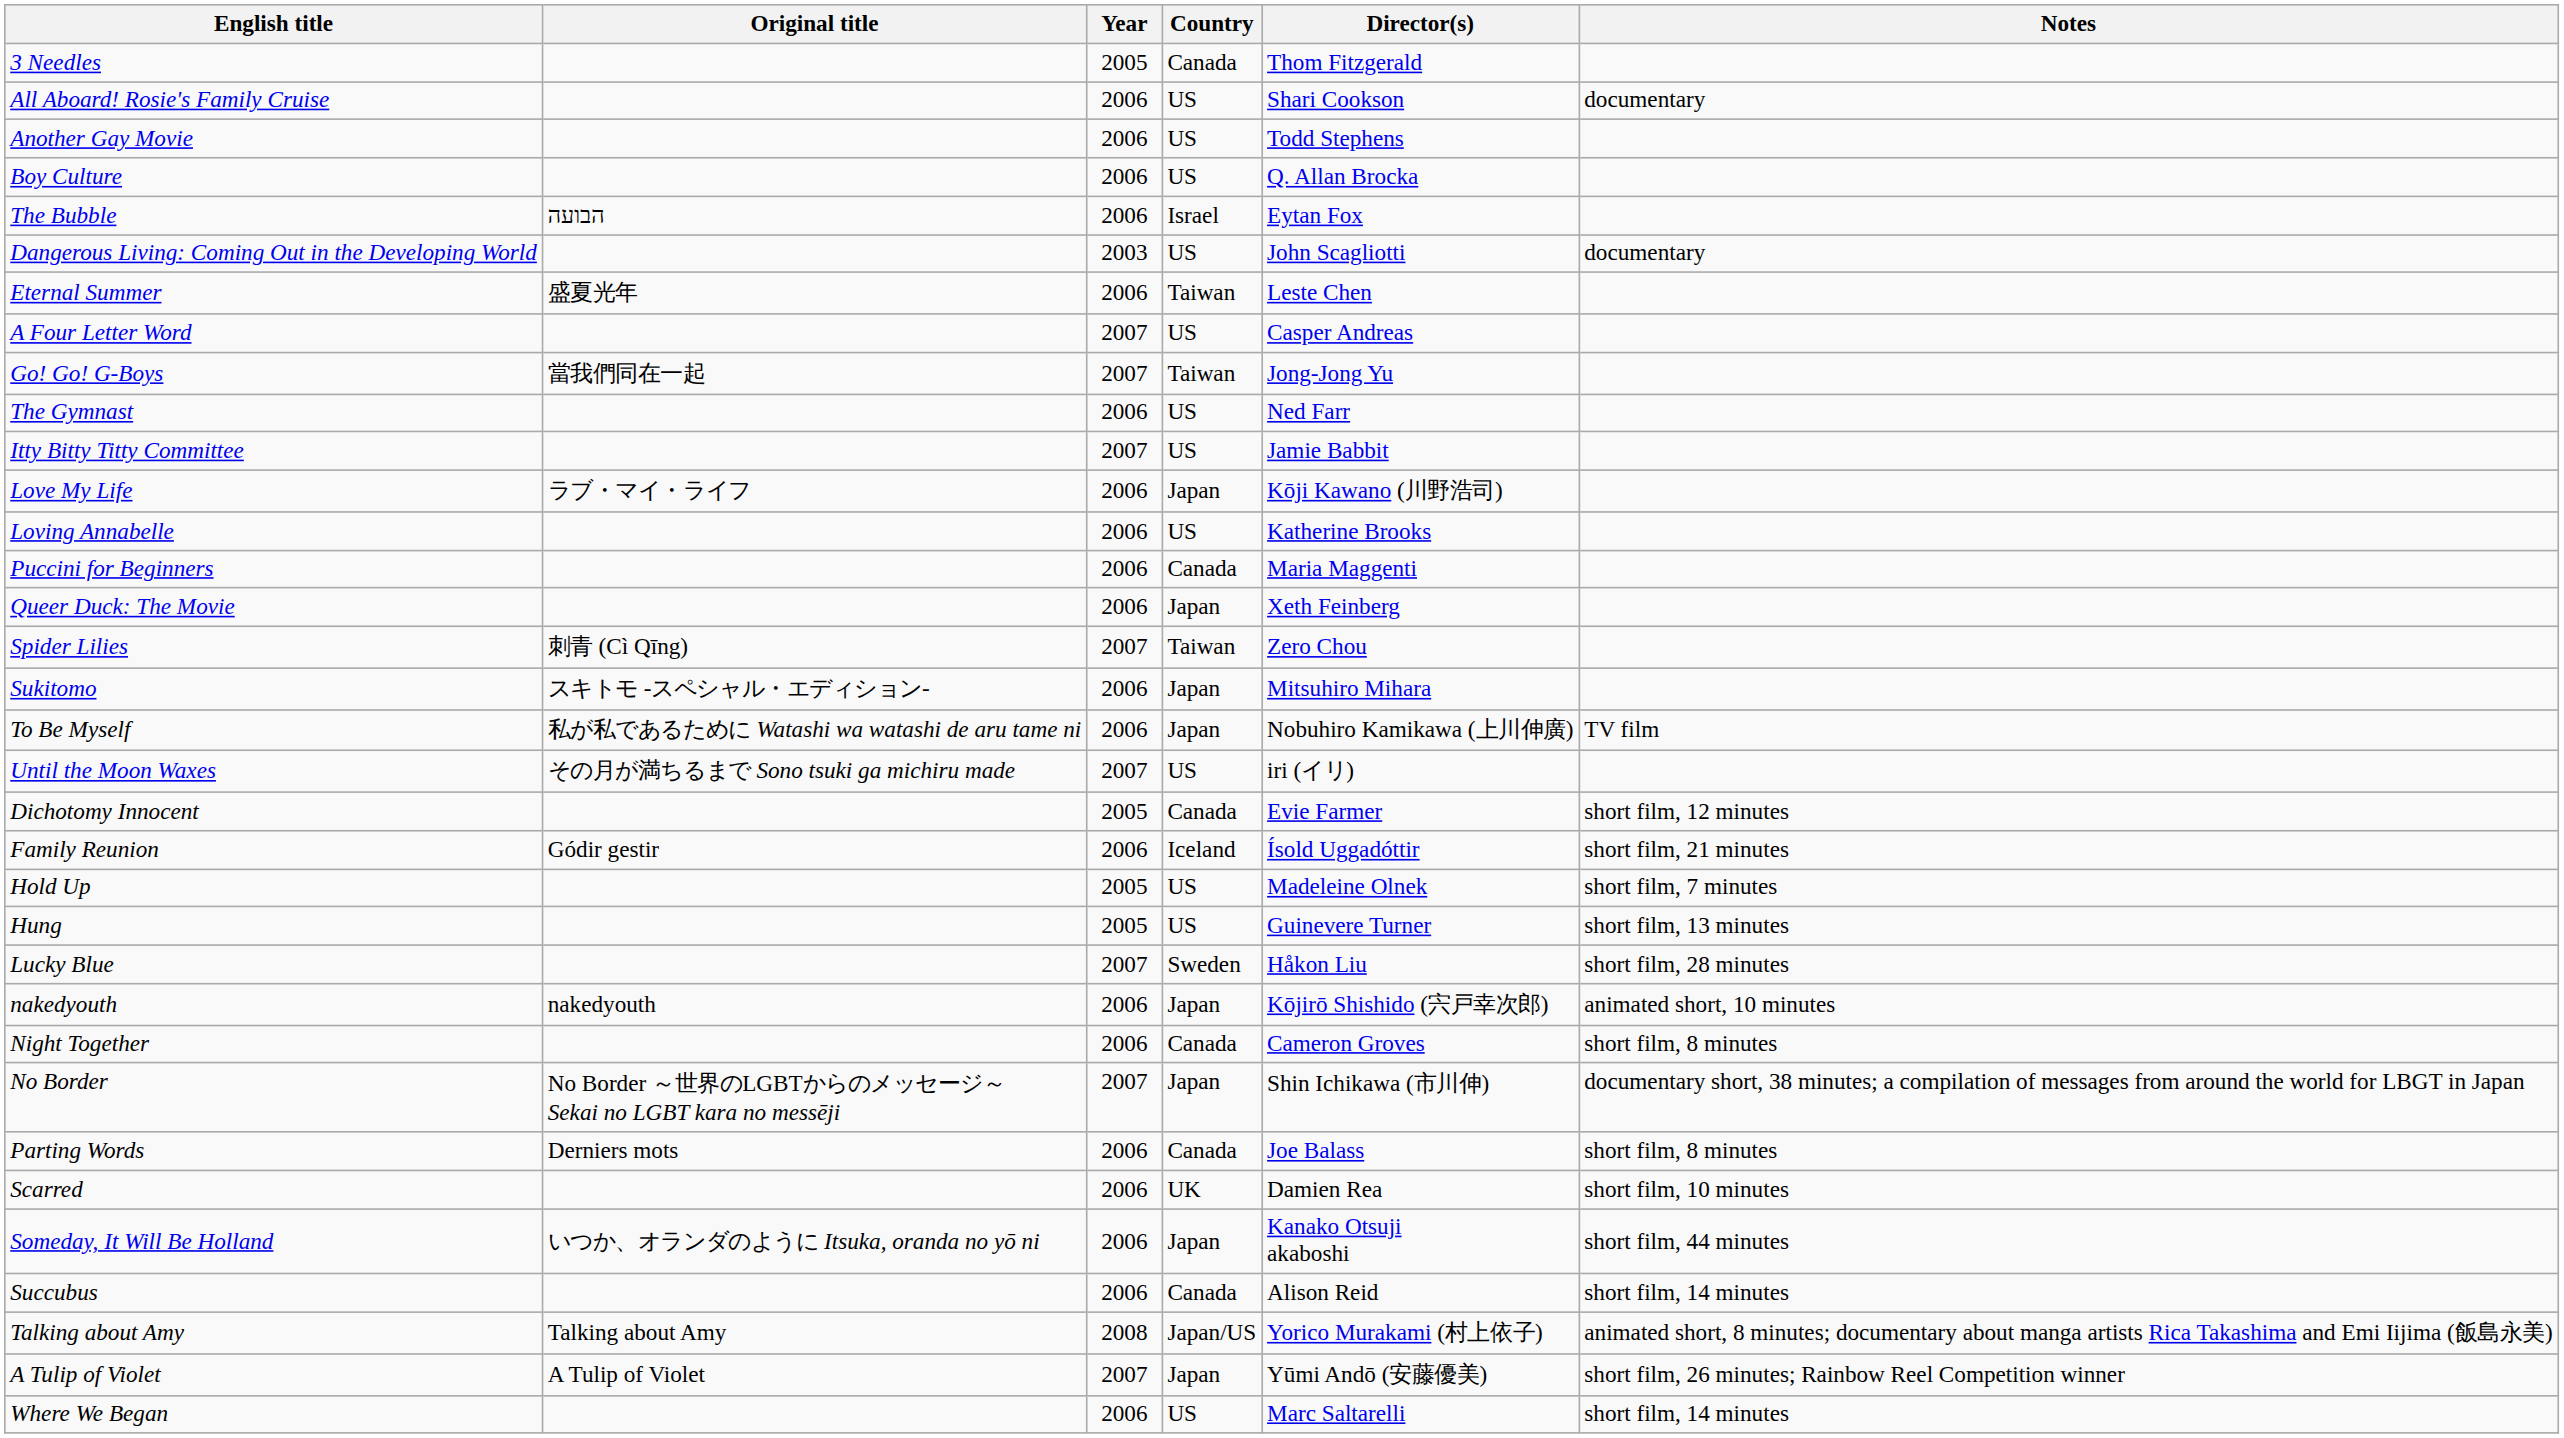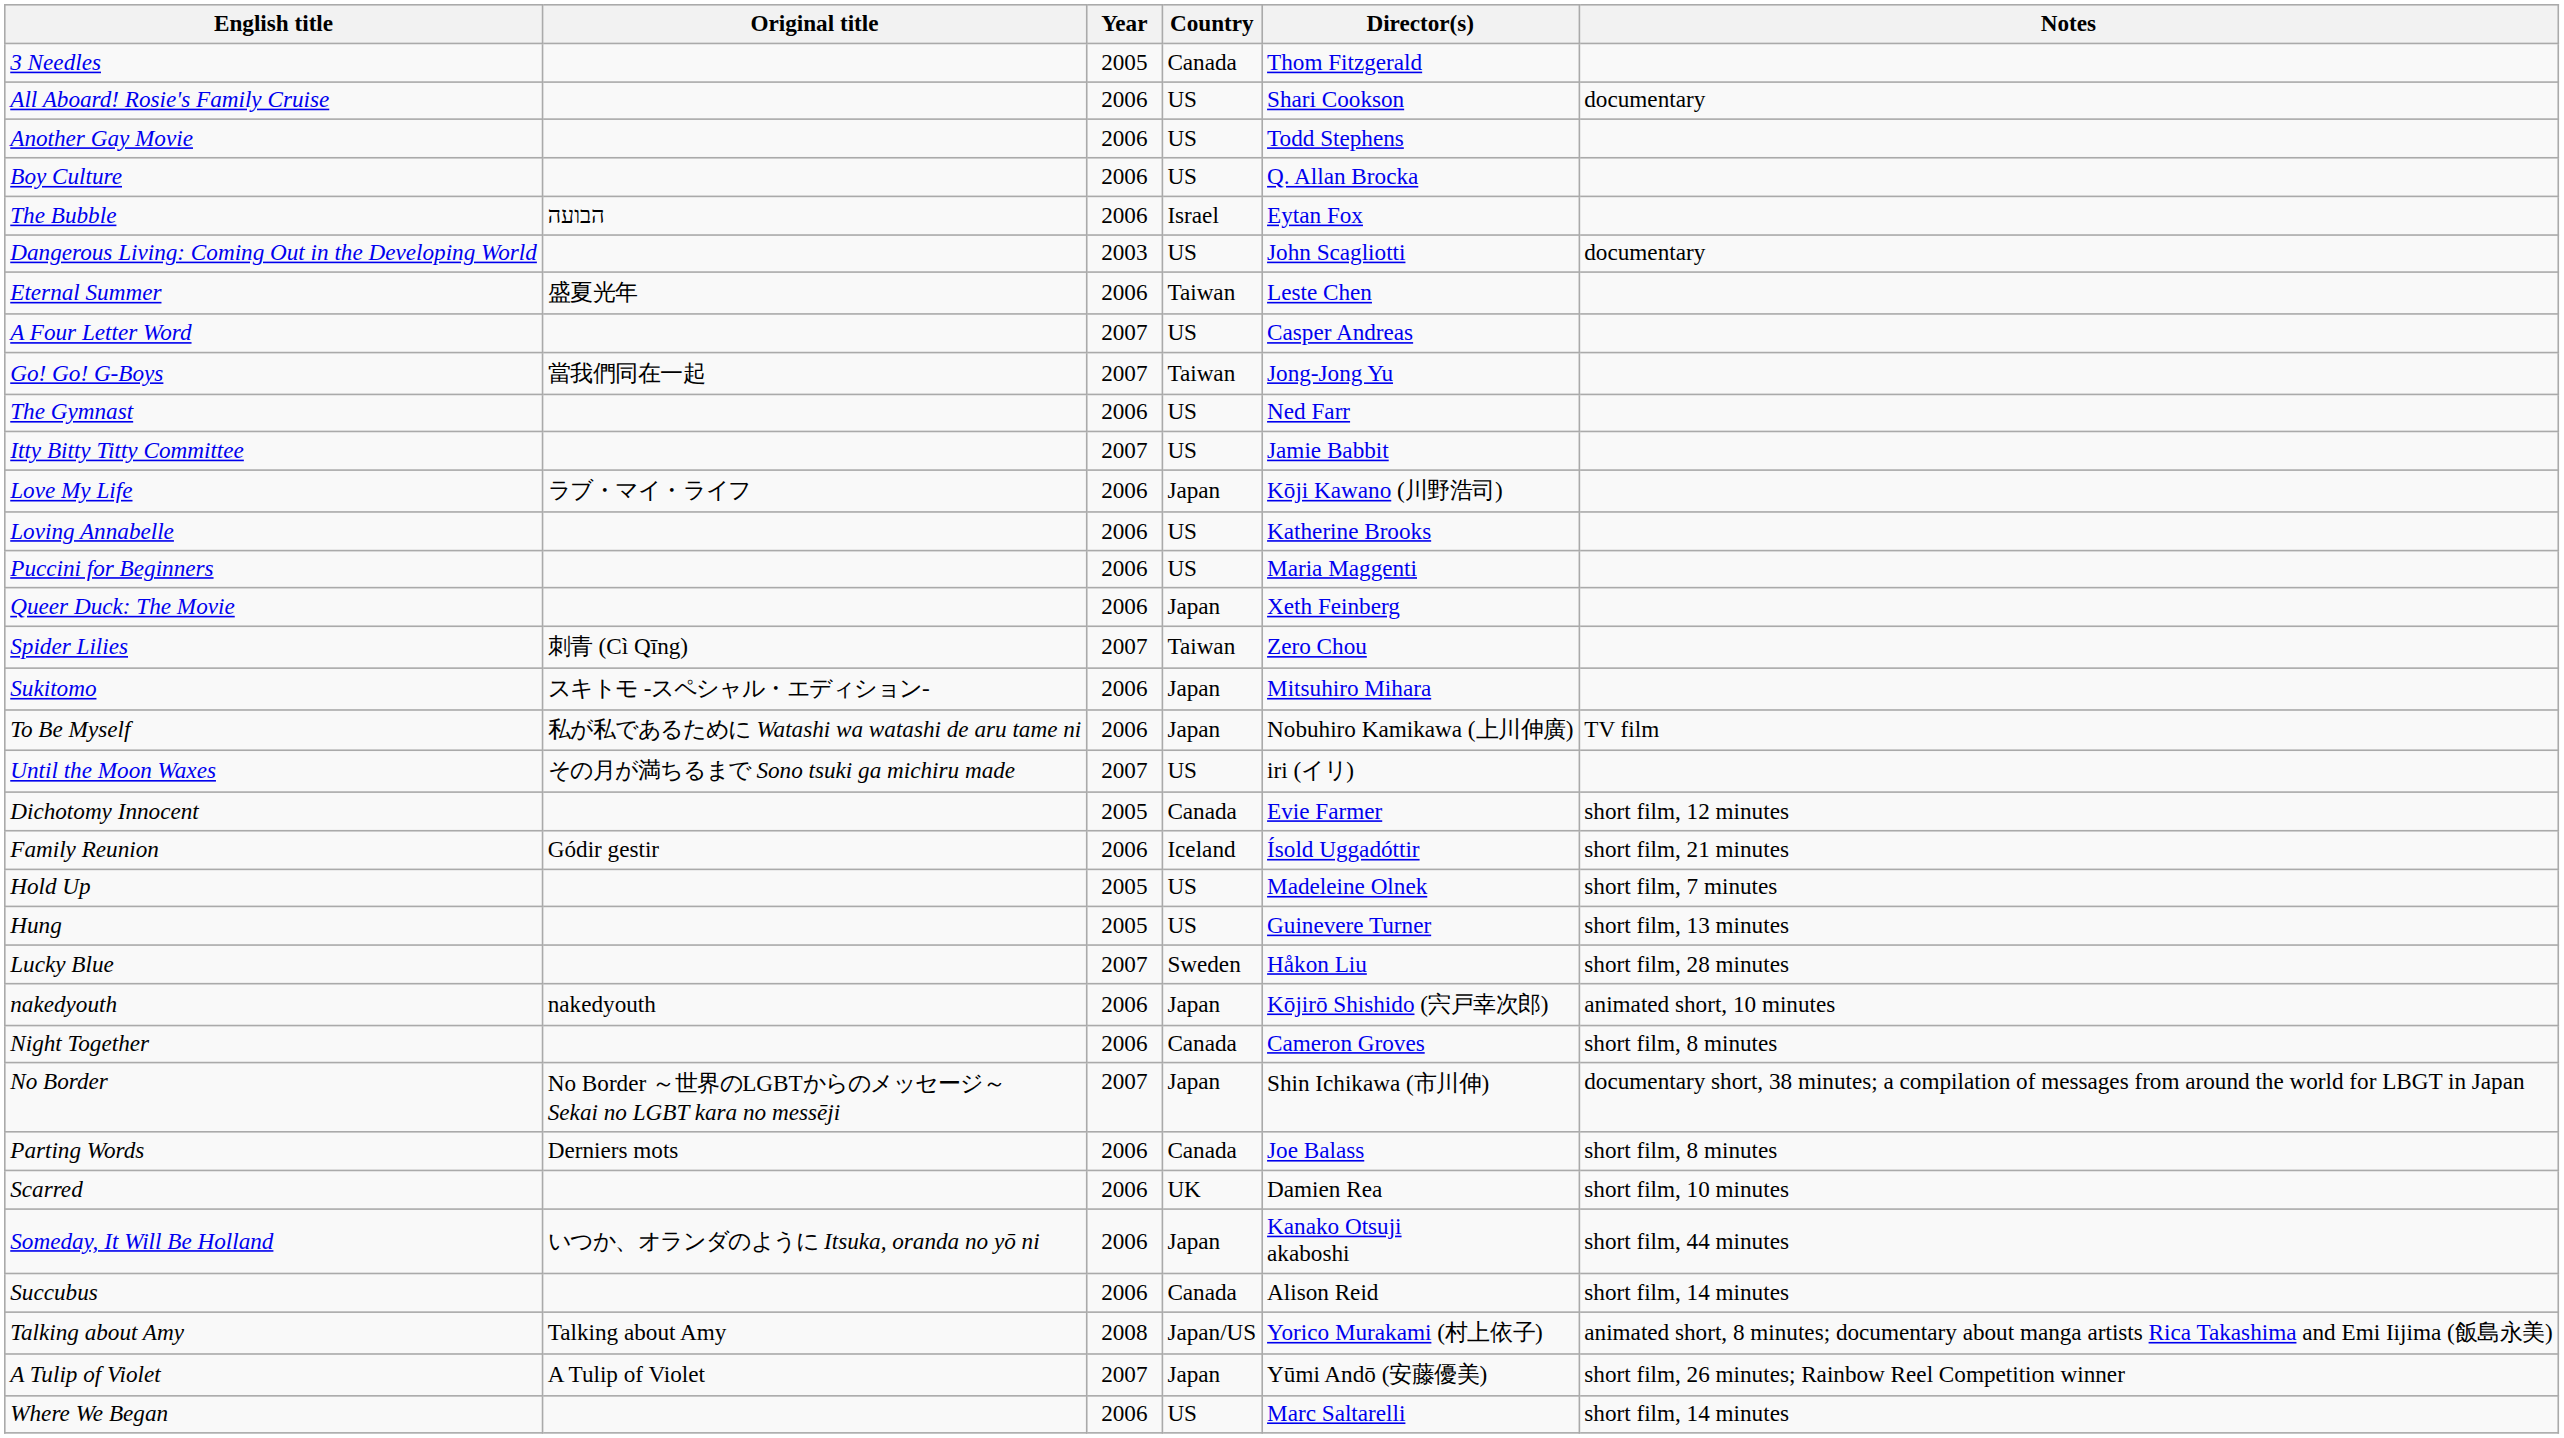(1202, 568) Canada -> (1182, 568) US
